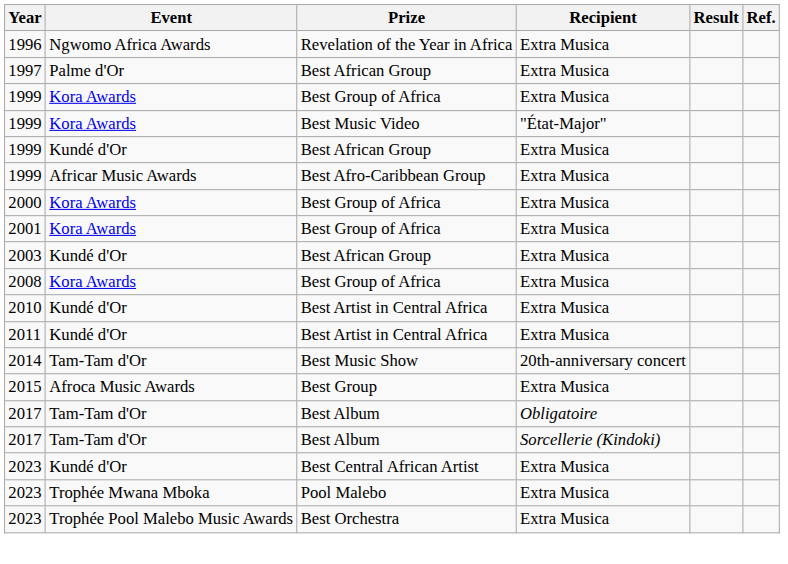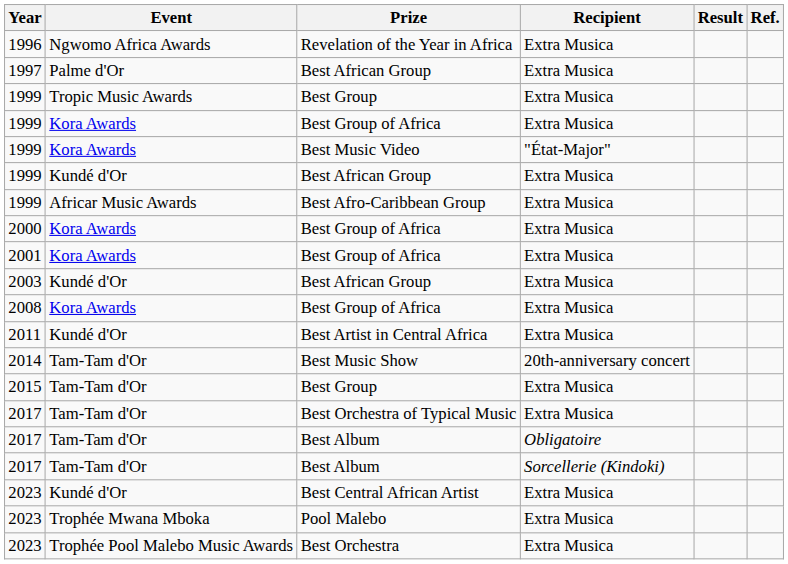+ row: (25, 96)
- row: (25, 307)
(122, 387) Afroca Music Awards -> (98, 387) Tam-Tam d'Or
+ row: (25, 413)
